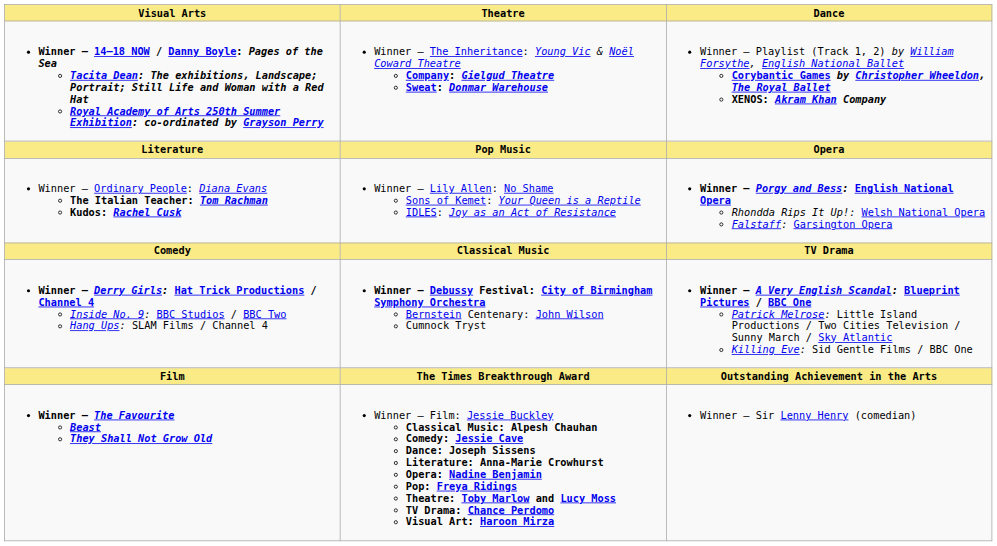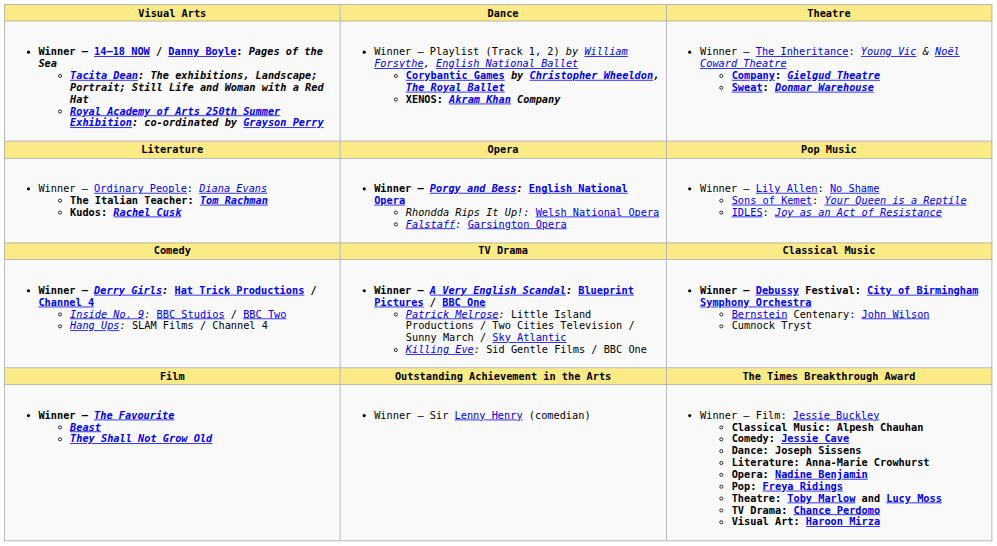columns swapped: (503, 13) <-> (829, 13)
